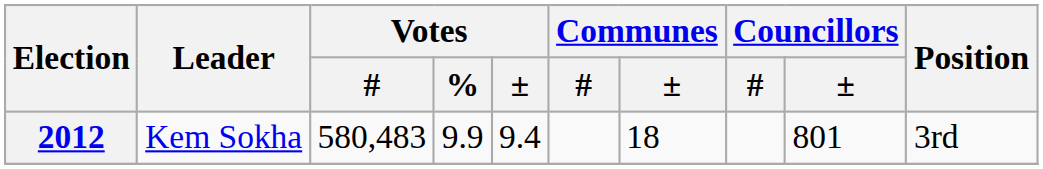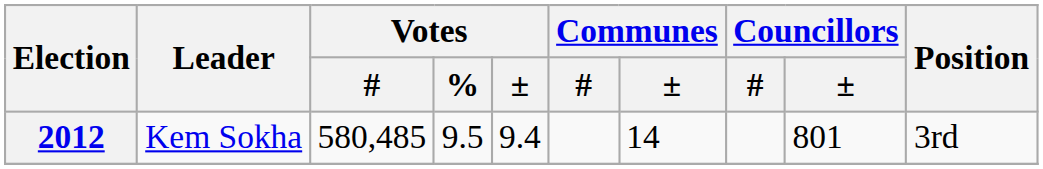(372, 137) 580,483 -> (372, 137) 580,485
(463, 137) 9.9 -> (463, 137) 9.5
(643, 137) 18 -> (643, 137) 14
